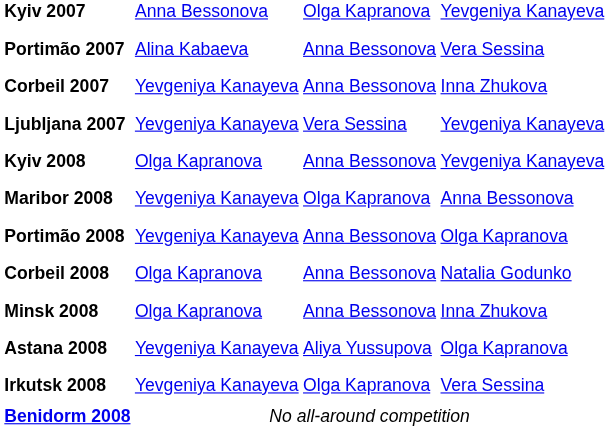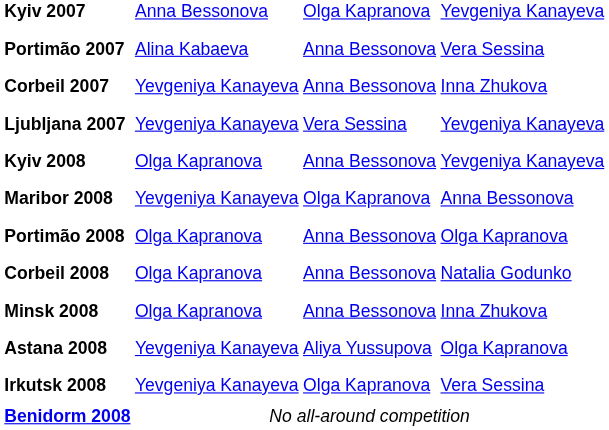(217, 236) Yevgeniya Kanayeva -> (198, 236) Olga Kapranova
